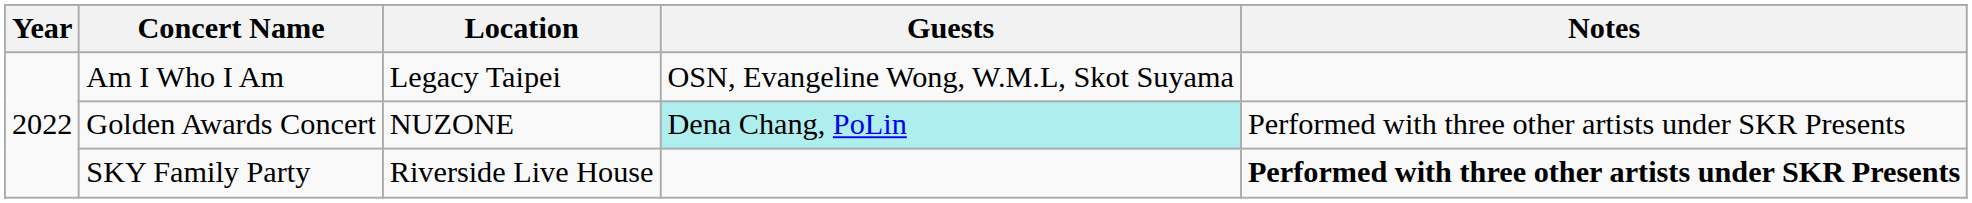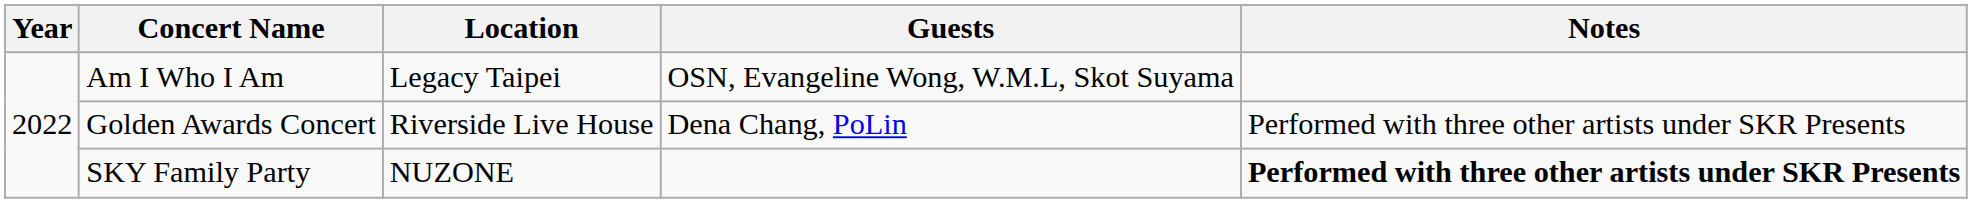(452, 124) NUZONE -> (522, 124) Riverside Live House
(787, 124) paleturquoise background -> (787, 124) no background
(522, 172) Riverside Live House -> (452, 172) NUZONE
